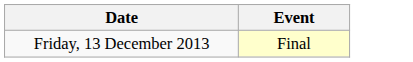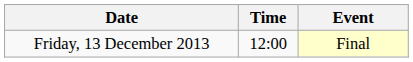+ column: (268, 17)
